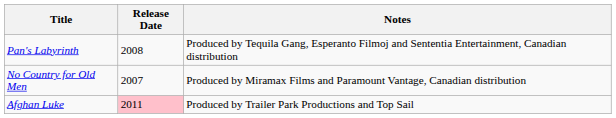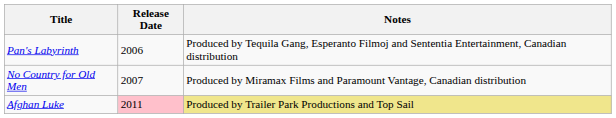(132, 50) 2008 -> (132, 50) 2006
(300, 104) no background -> (300, 104) khaki background
